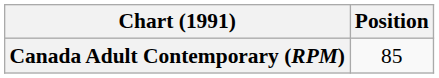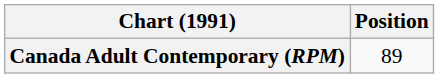(392, 55) 85 -> (392, 55) 89
